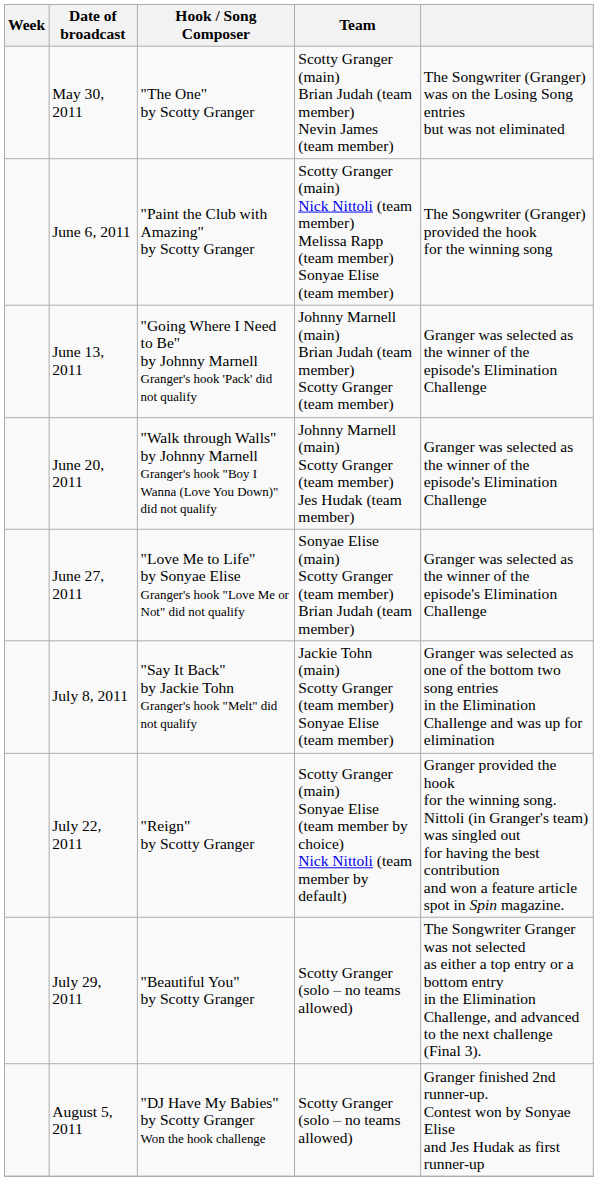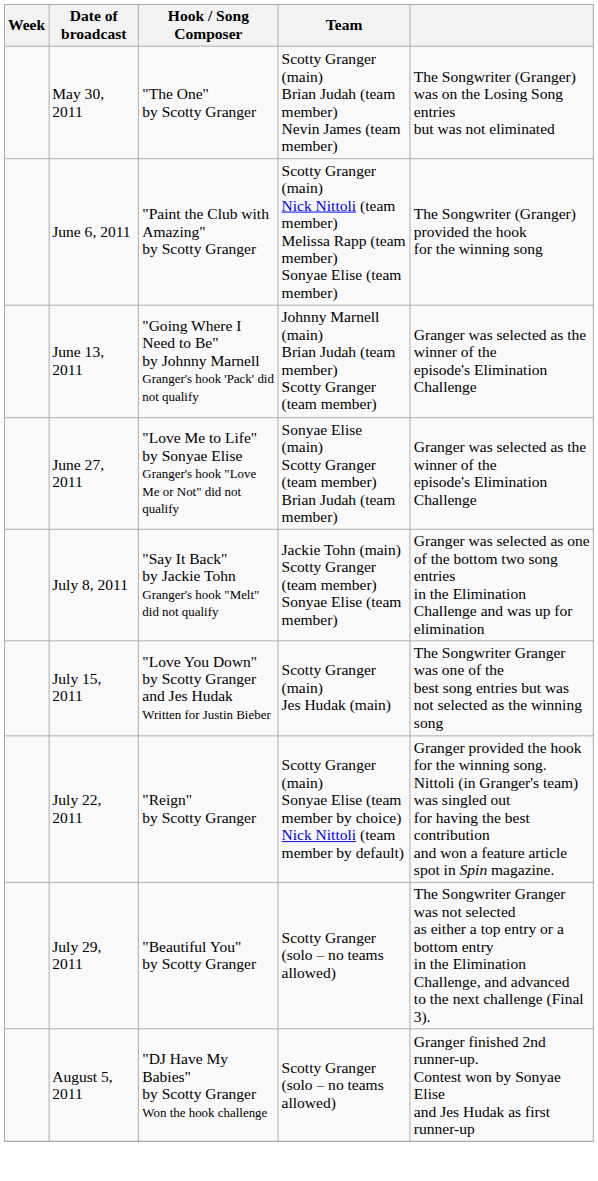- row: (78, 473)
+ row: (77, 688)
